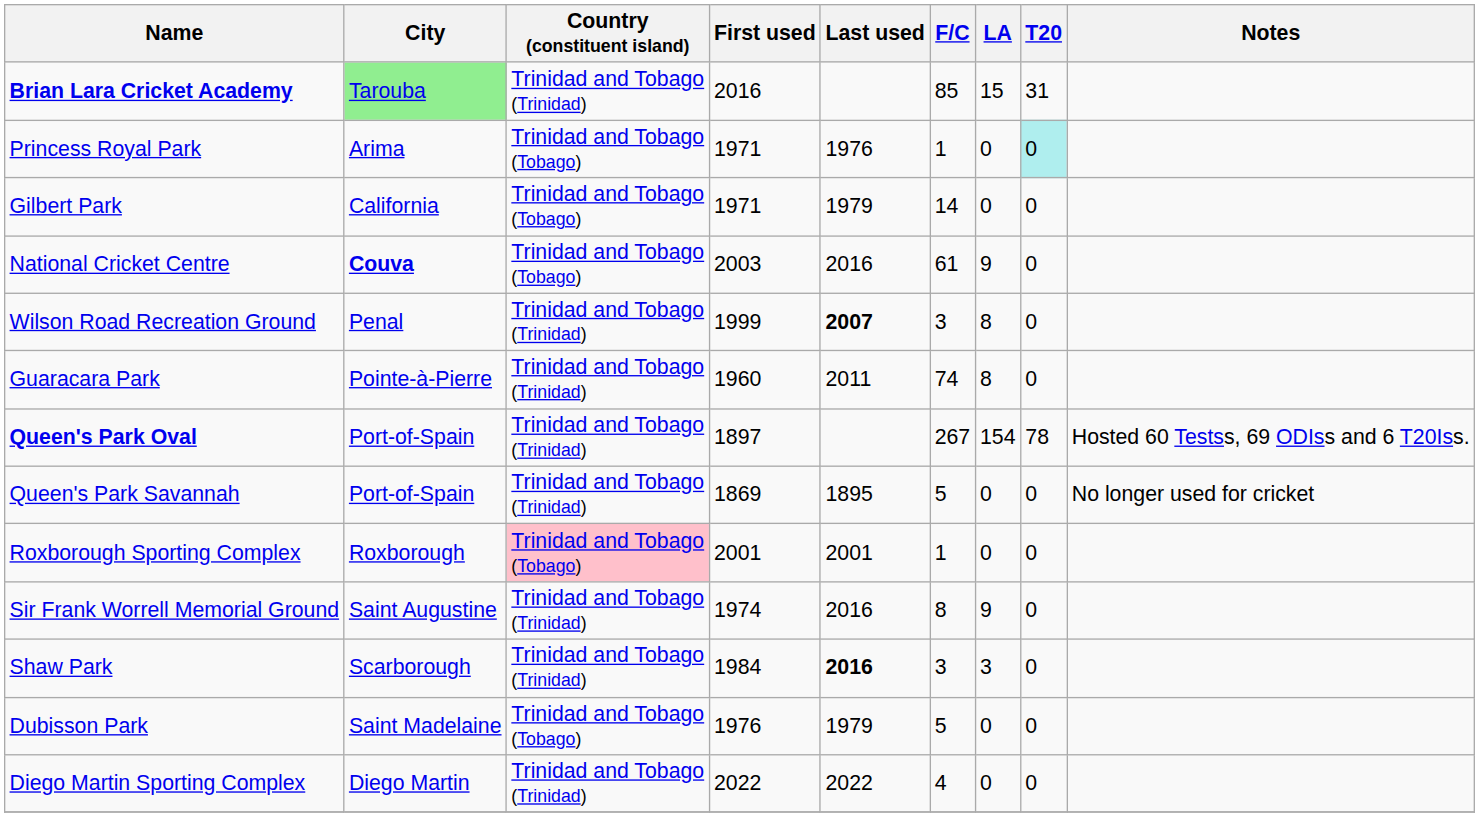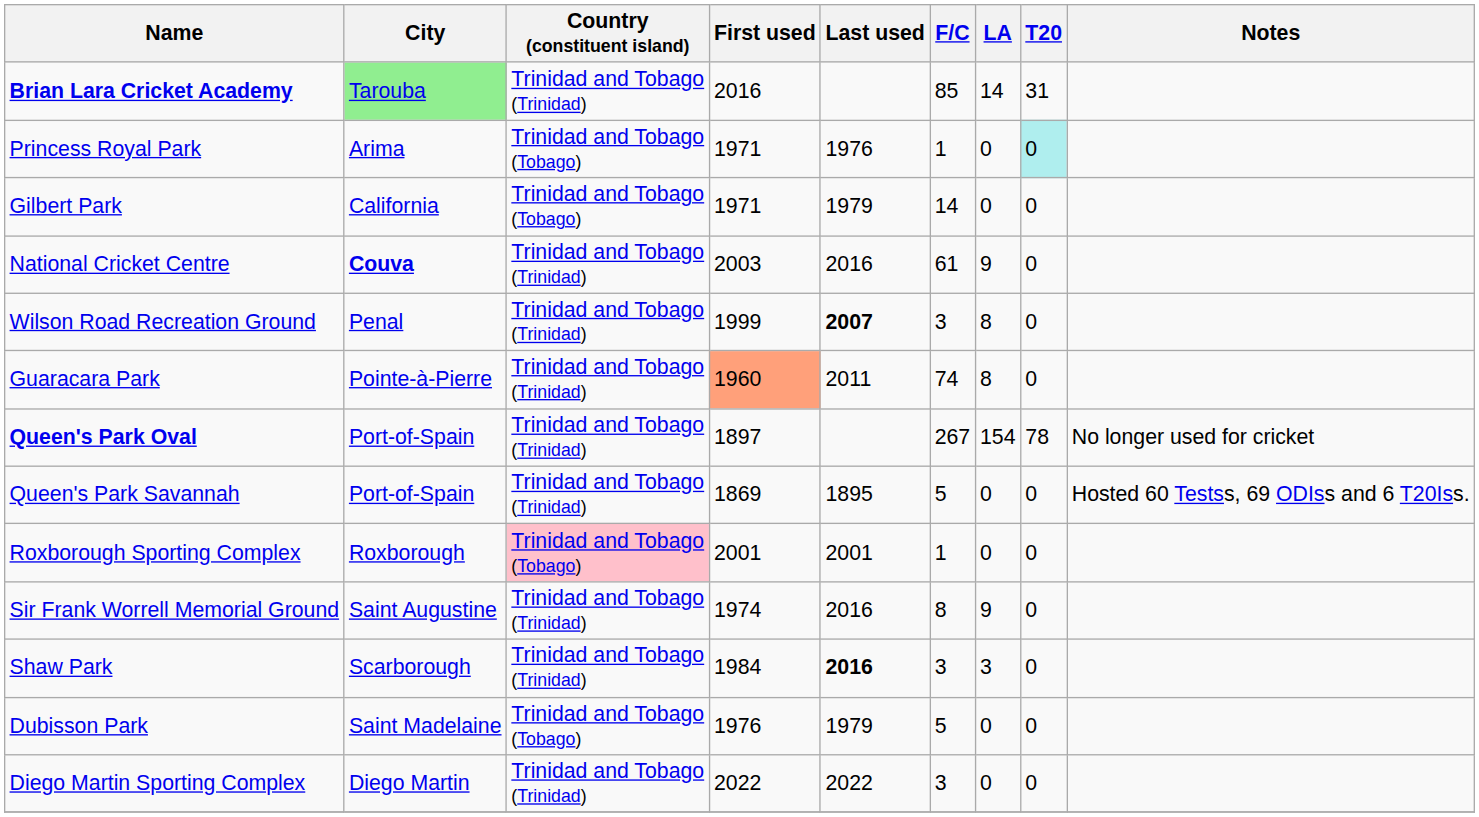(992, 91) 15 -> (992, 91) 14
(608, 264) Trinidad and Tobago (Tobago) -> (608, 264) Trinidad and Tobago (Trinidad)
(738, 379) no background -> (738, 379) lightsalmon background
(1271, 437) Hosted 60 Testss, 69 ODIss and 6 T20Iss. -> (1193, 437) No longer used for cricket
(1193, 494) No longer used for cricket -> (1271, 494) Hosted 60 Testss, 69 ODIss and 6 T20Iss.
(941, 783) 4 -> (941, 783) 3
